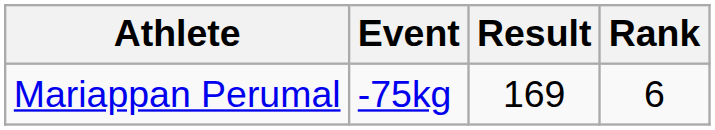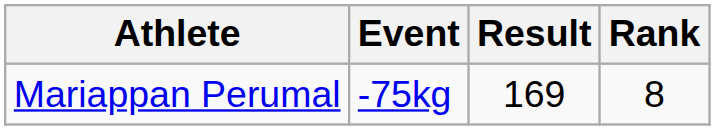(654, 93) 6 -> (654, 93) 8
